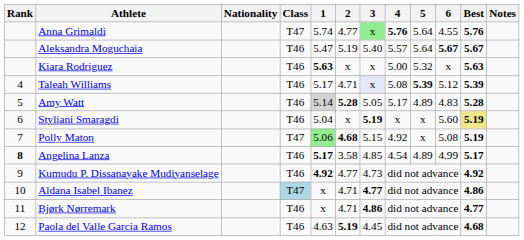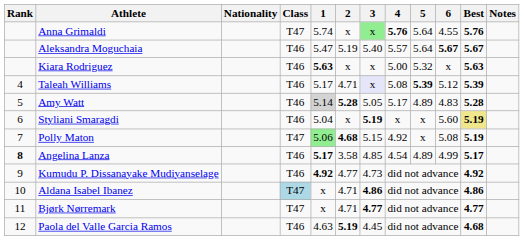(348, 31) 4.77 -> (348, 31) x
(373, 191) 4.77 -> (373, 191) 4.86
(295, 208) T46 -> (295, 208) T47
(373, 208) 4.86 -> (373, 208) 4.77
